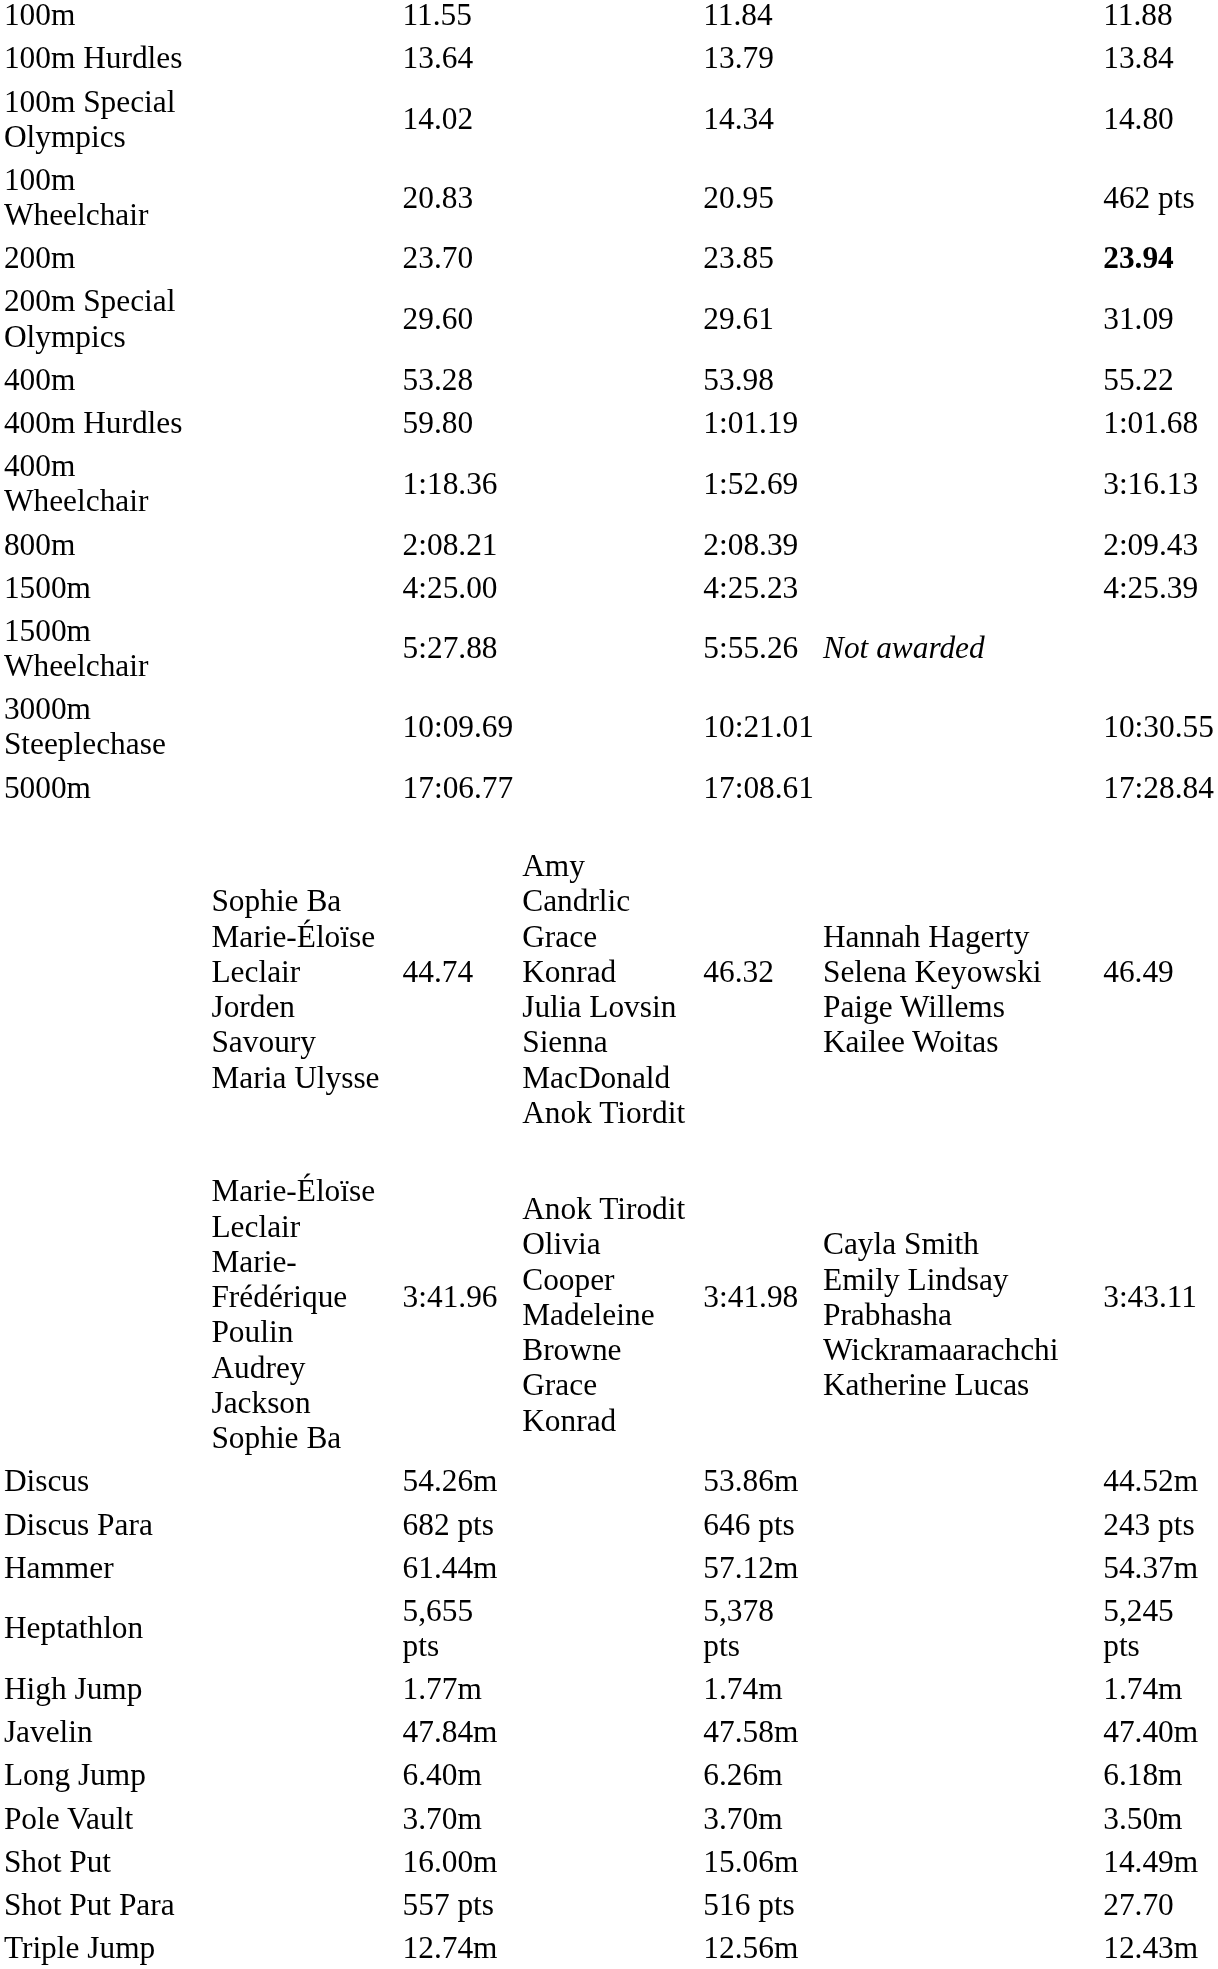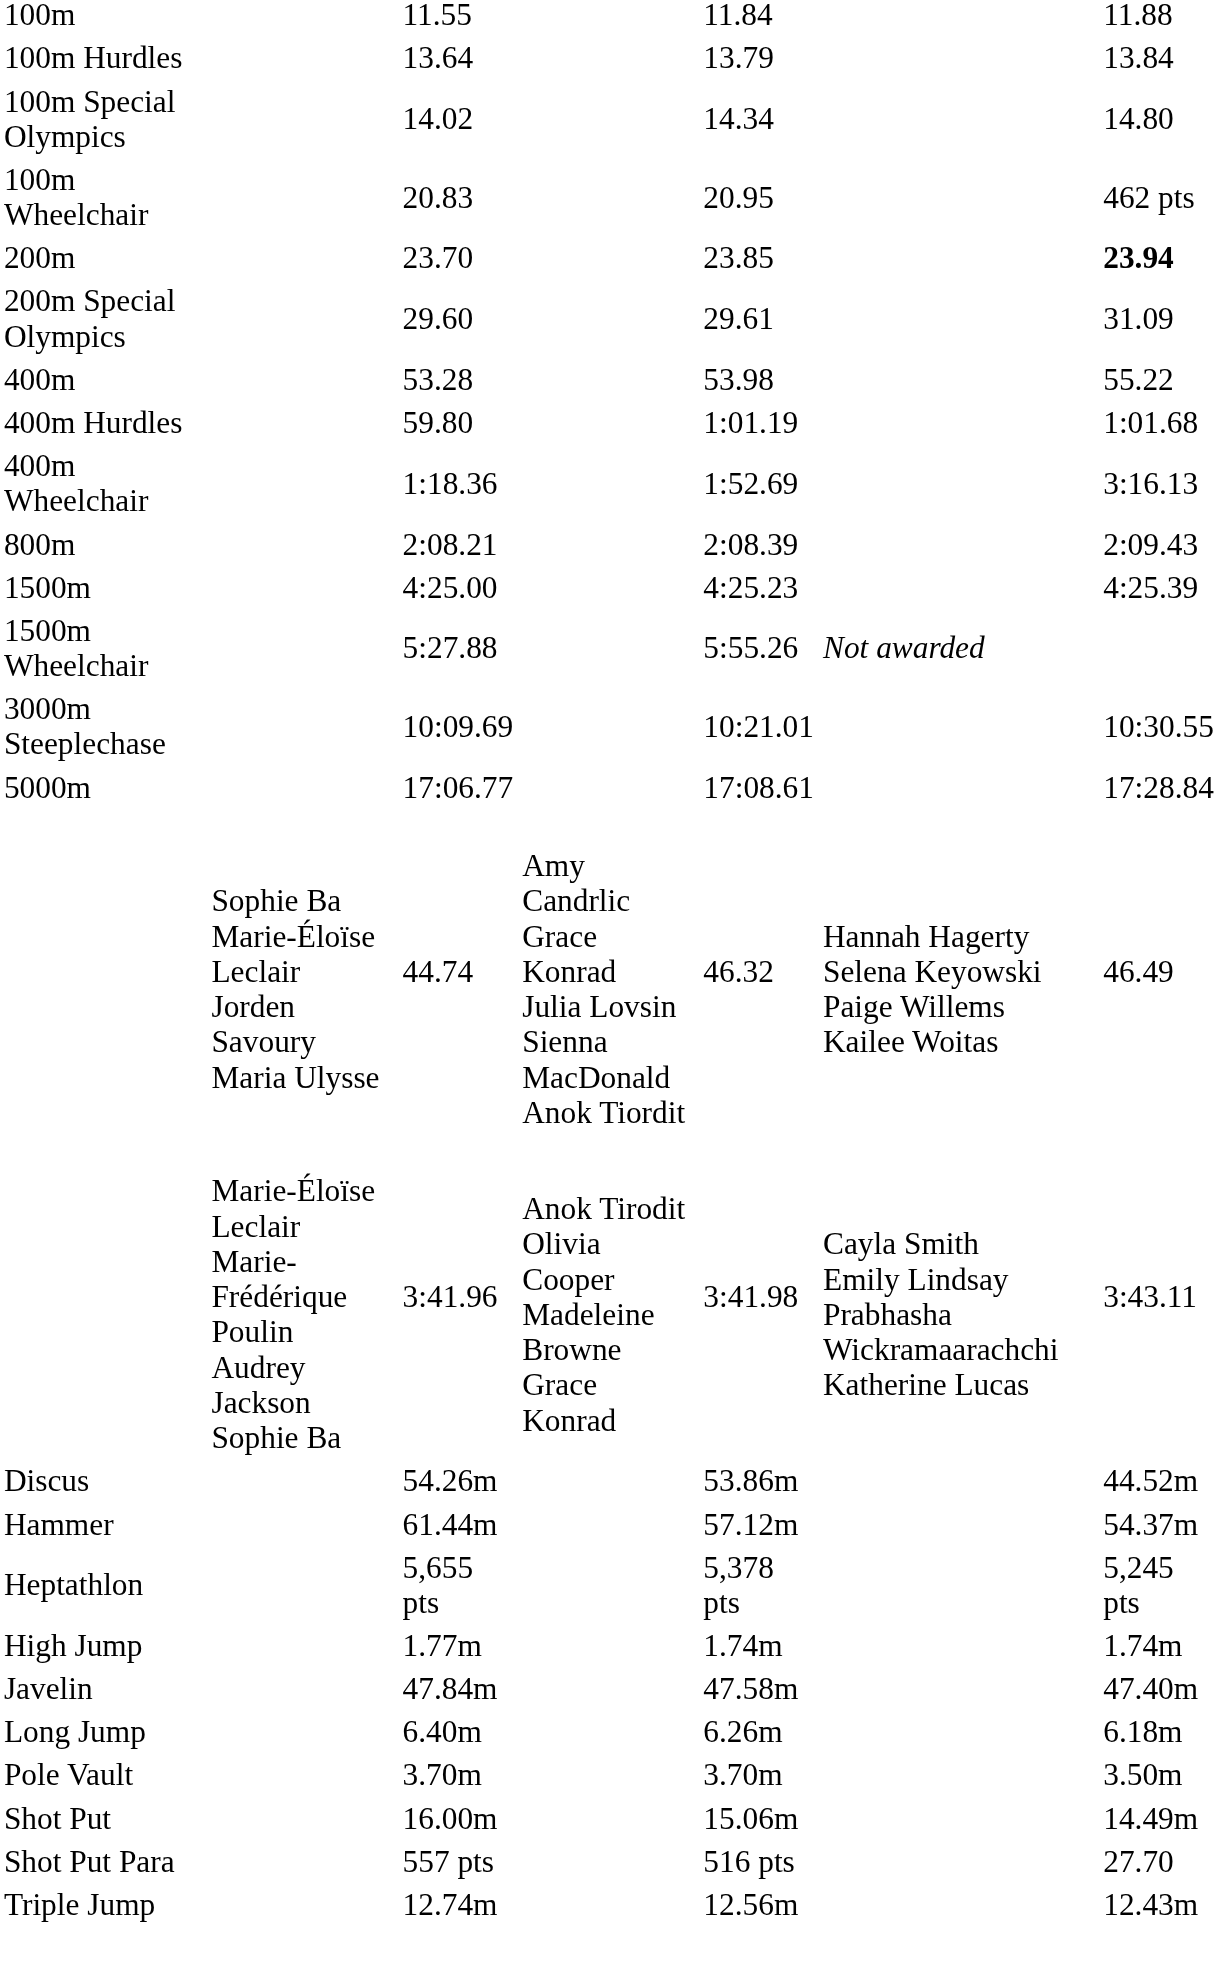- row: (78, 1524)
